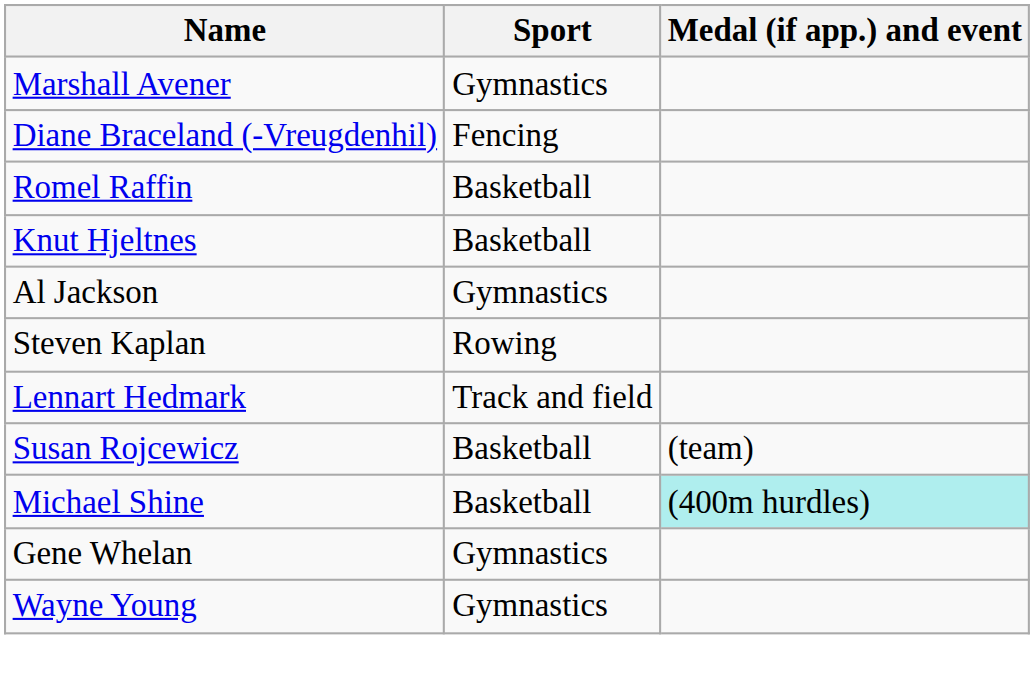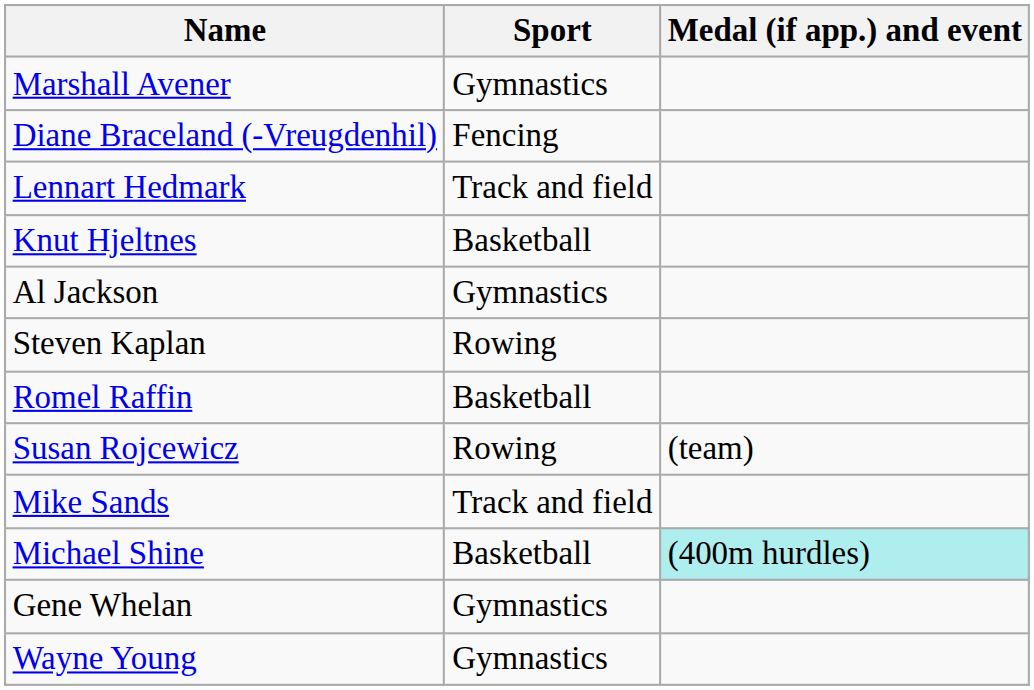rows swapped: (129, 396) <-> (102, 187)
(522, 448) Basketball -> (504, 448) Rowing
+ row: (91, 501)
